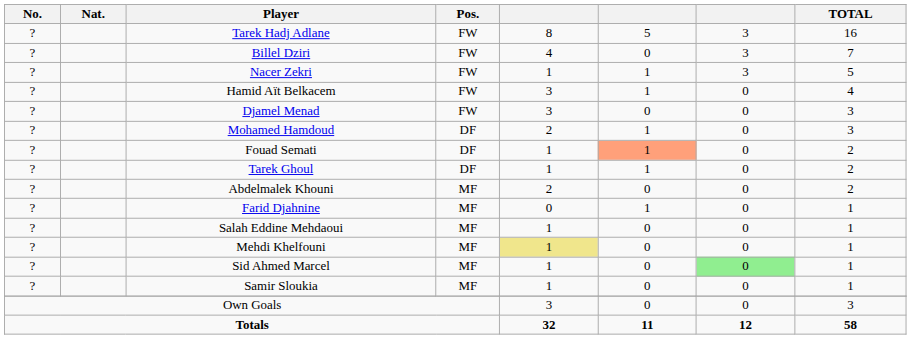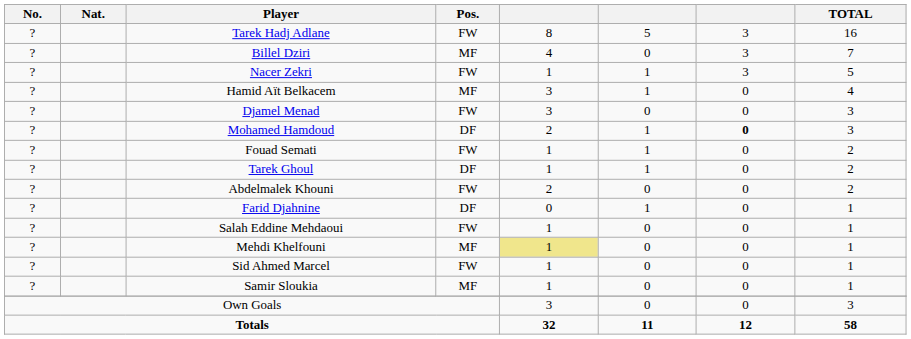(468, 52) FW -> (468, 52) MF
(468, 91) FW -> (468, 91) MF
(746, 130) normal -> (746, 130) bold
(468, 149) DF -> (468, 149) FW
(647, 149) lightsalmon background -> (647, 149) no background
(468, 188) MF -> (468, 188) FW
(468, 207) MF -> (468, 207) DF
(468, 227) MF -> (468, 227) FW
(468, 266) MF -> (468, 266) FW
(746, 266) lightgreen background -> (746, 266) no background
